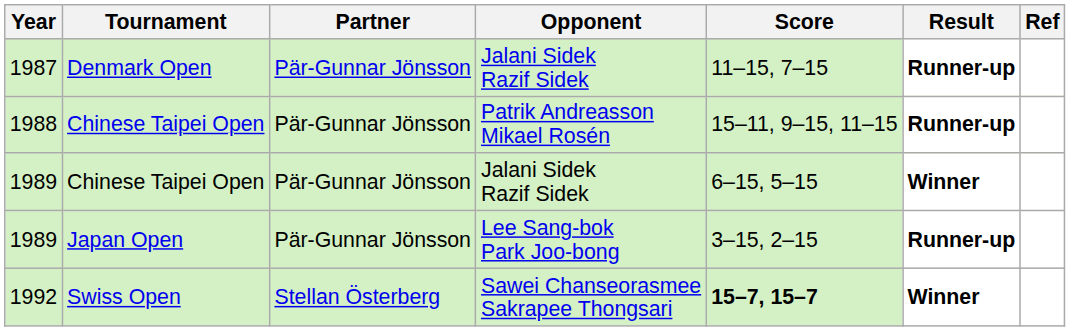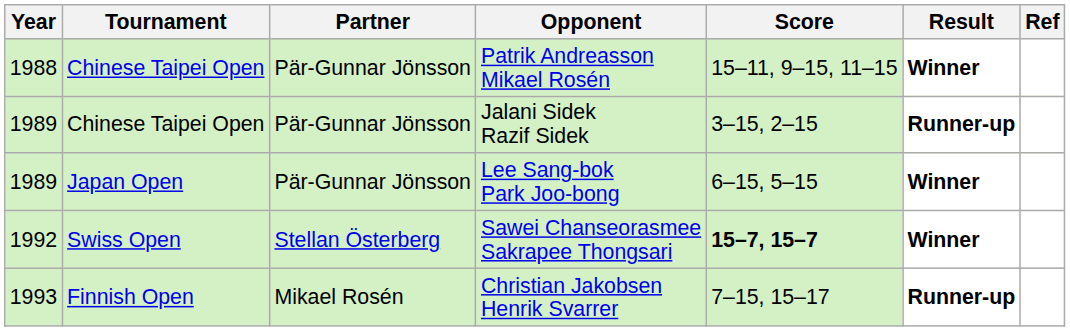- row: (33, 67)
(961, 125) Runner-up -> (944, 67) Winner
(764, 182) 6–15, 5–15 -> (764, 125) 3–15, 2–15
(944, 182) Winner -> (961, 125) Runner-up
(764, 240) 3–15, 2–15 -> (764, 182) 6–15, 5–15
(961, 240) Runner-up -> (944, 182) Winner
+ row: (33, 297)
